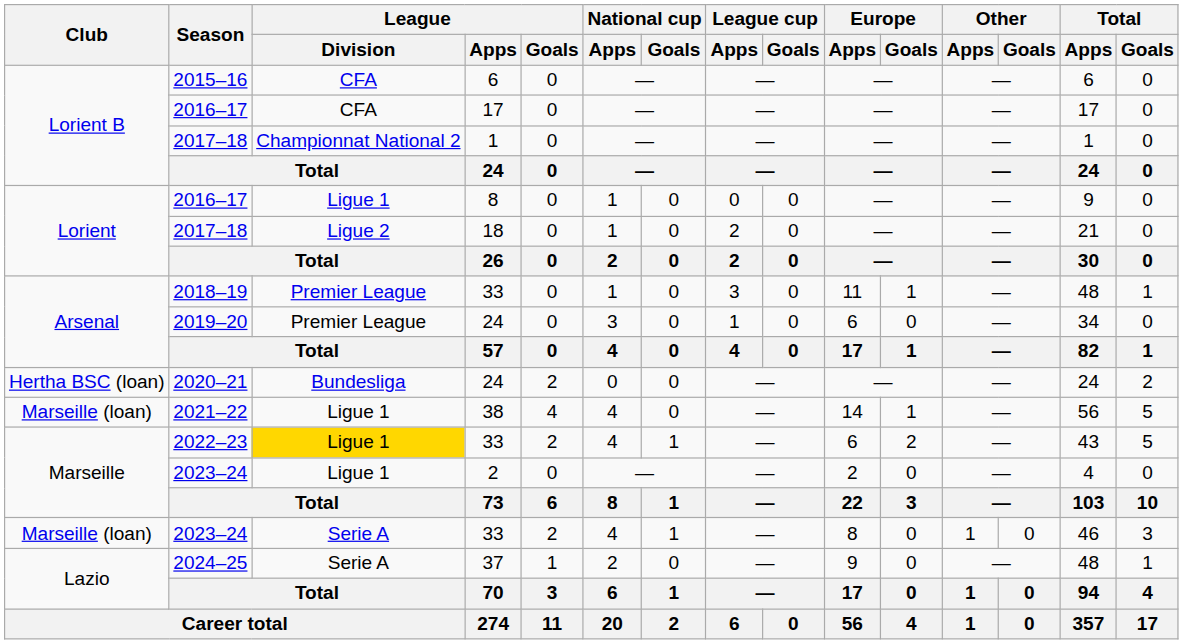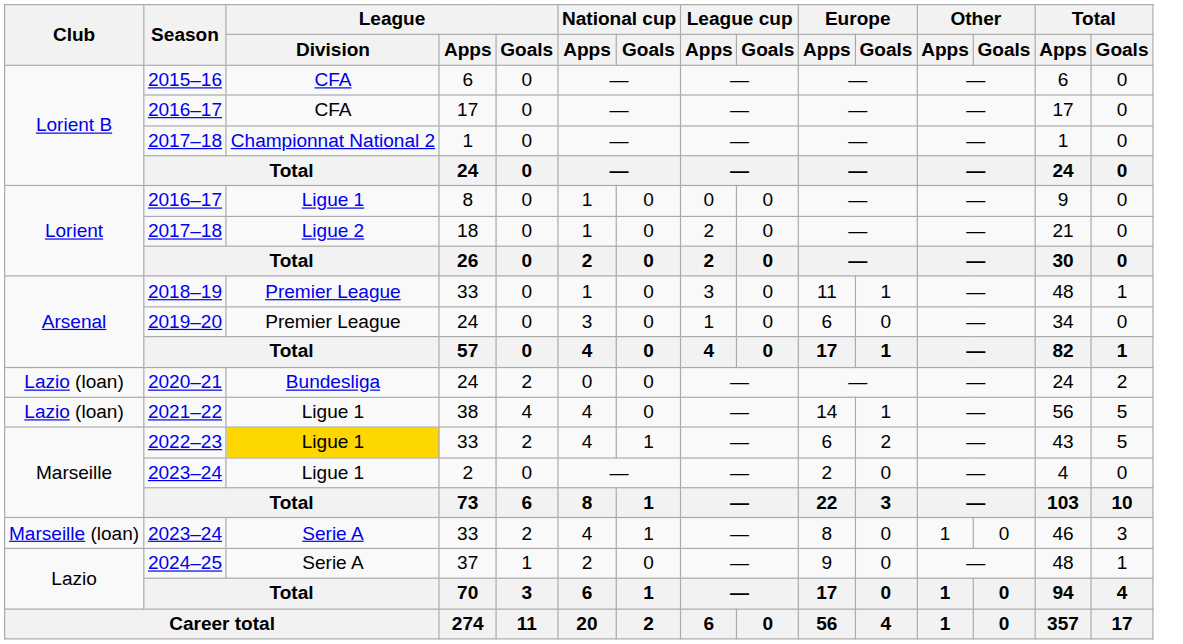(87, 381) Hertha BSC (loan) -> (74, 381) Lazio (loan)
(87, 412) Marseille (loan) -> (74, 412) Lazio (loan)
